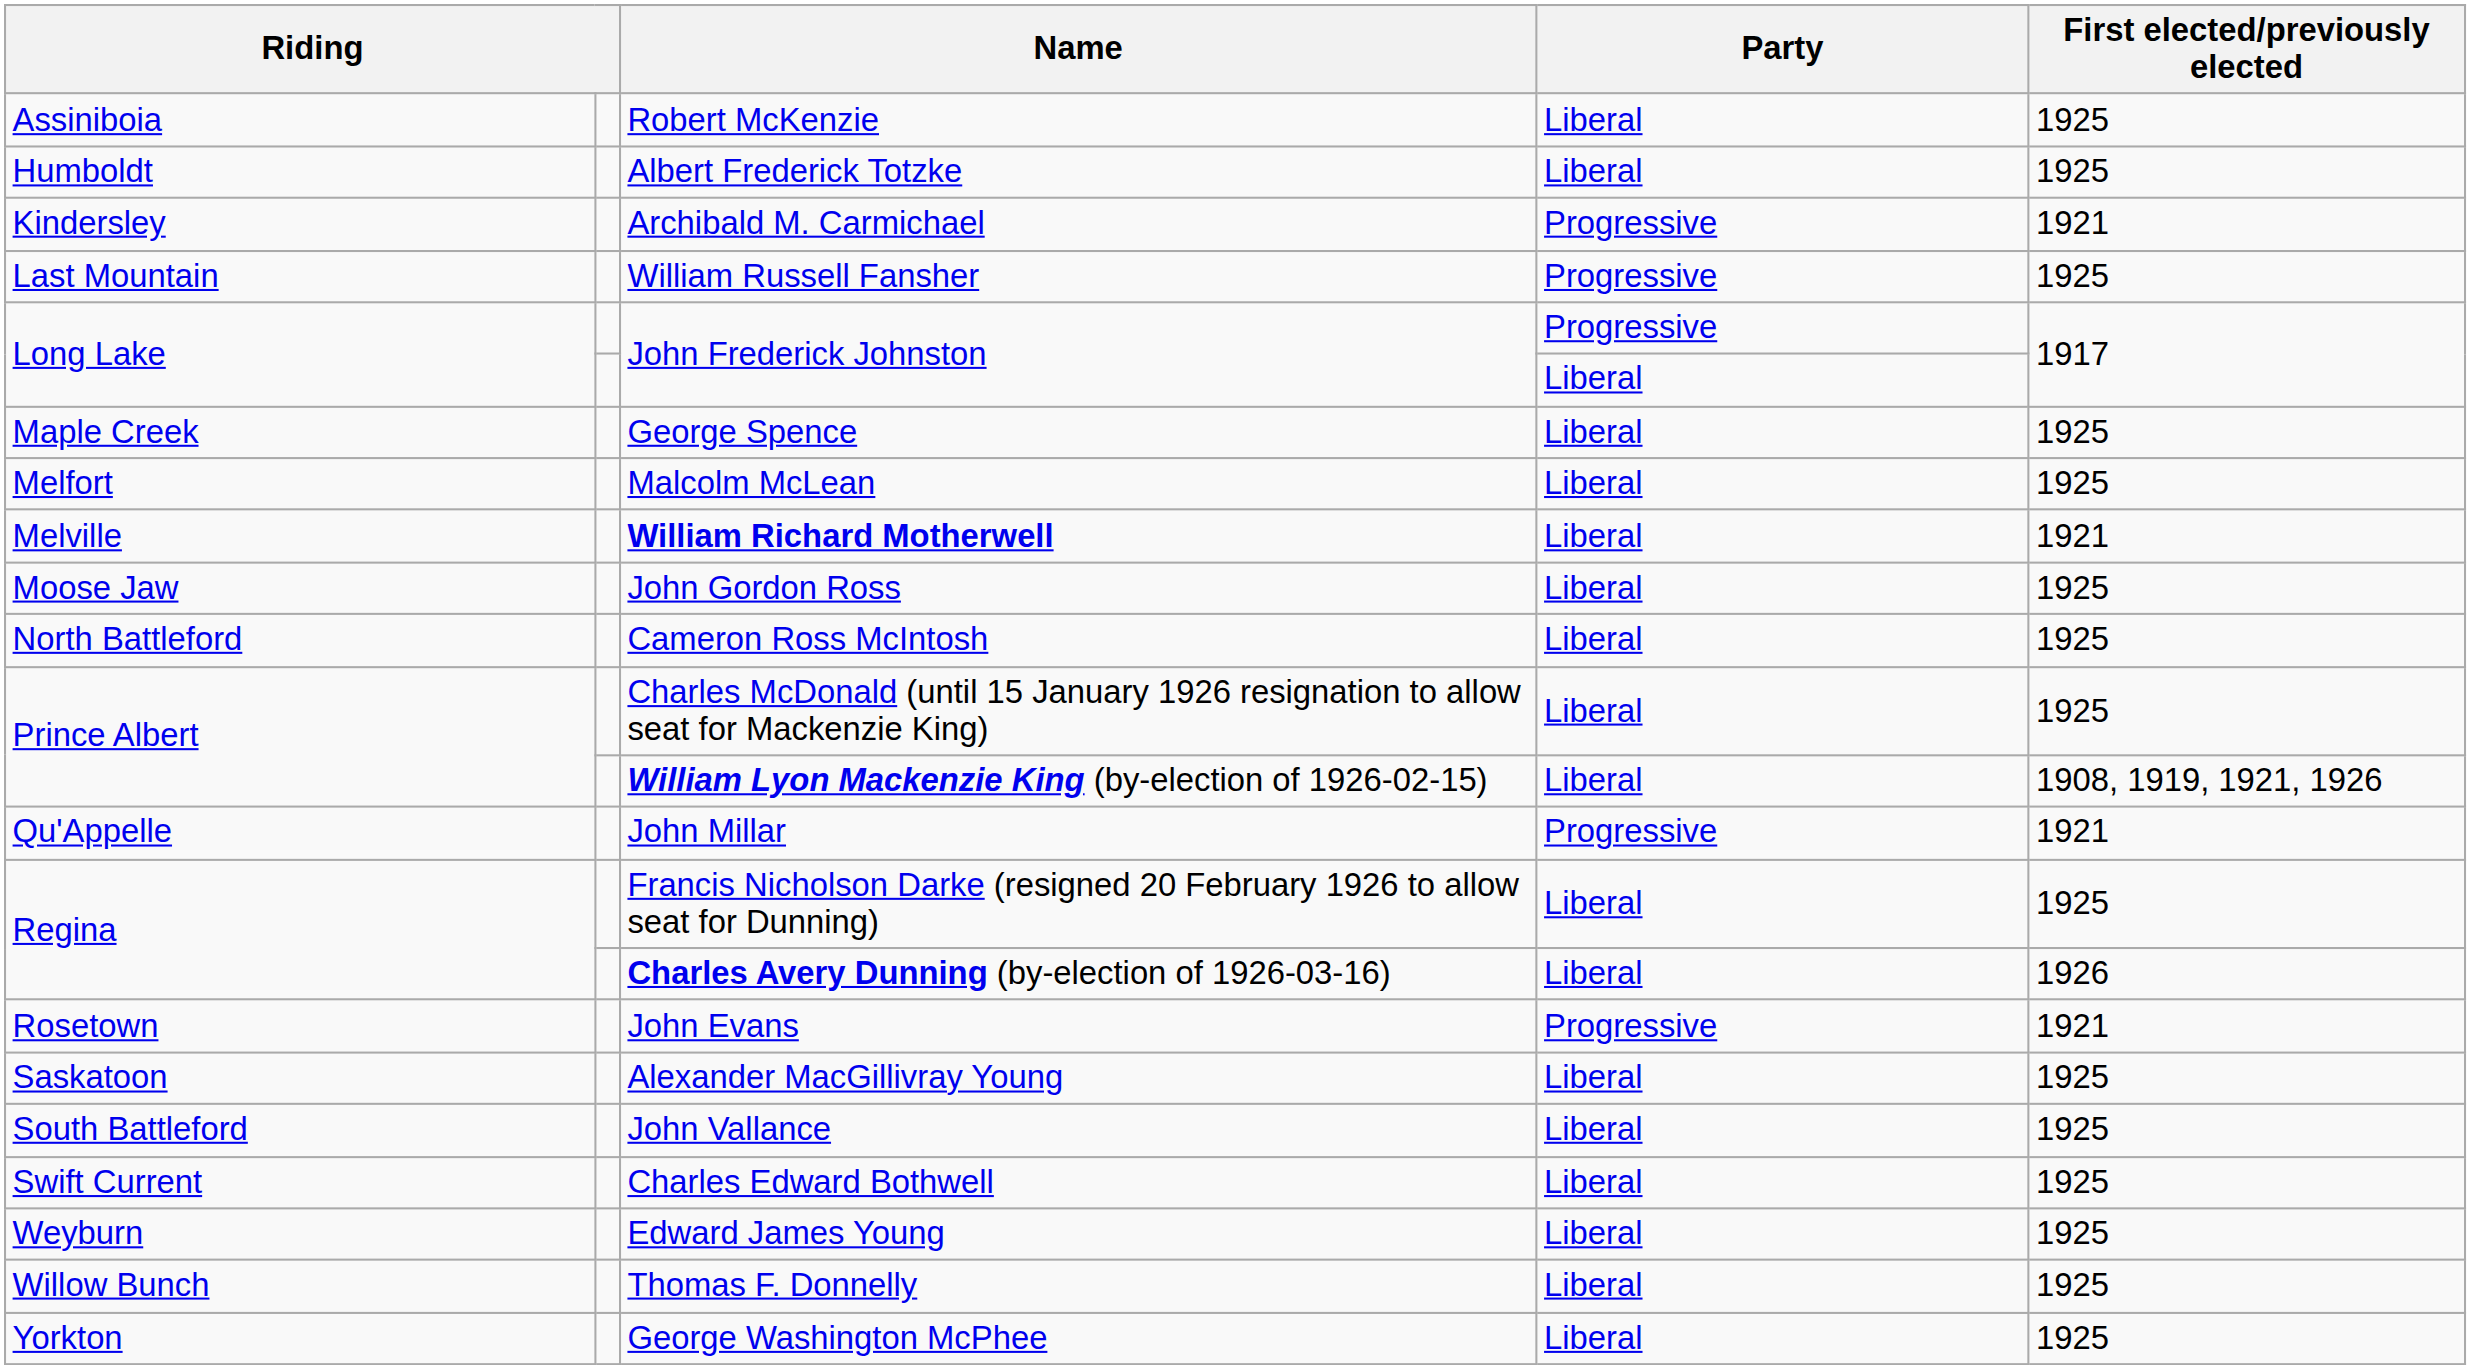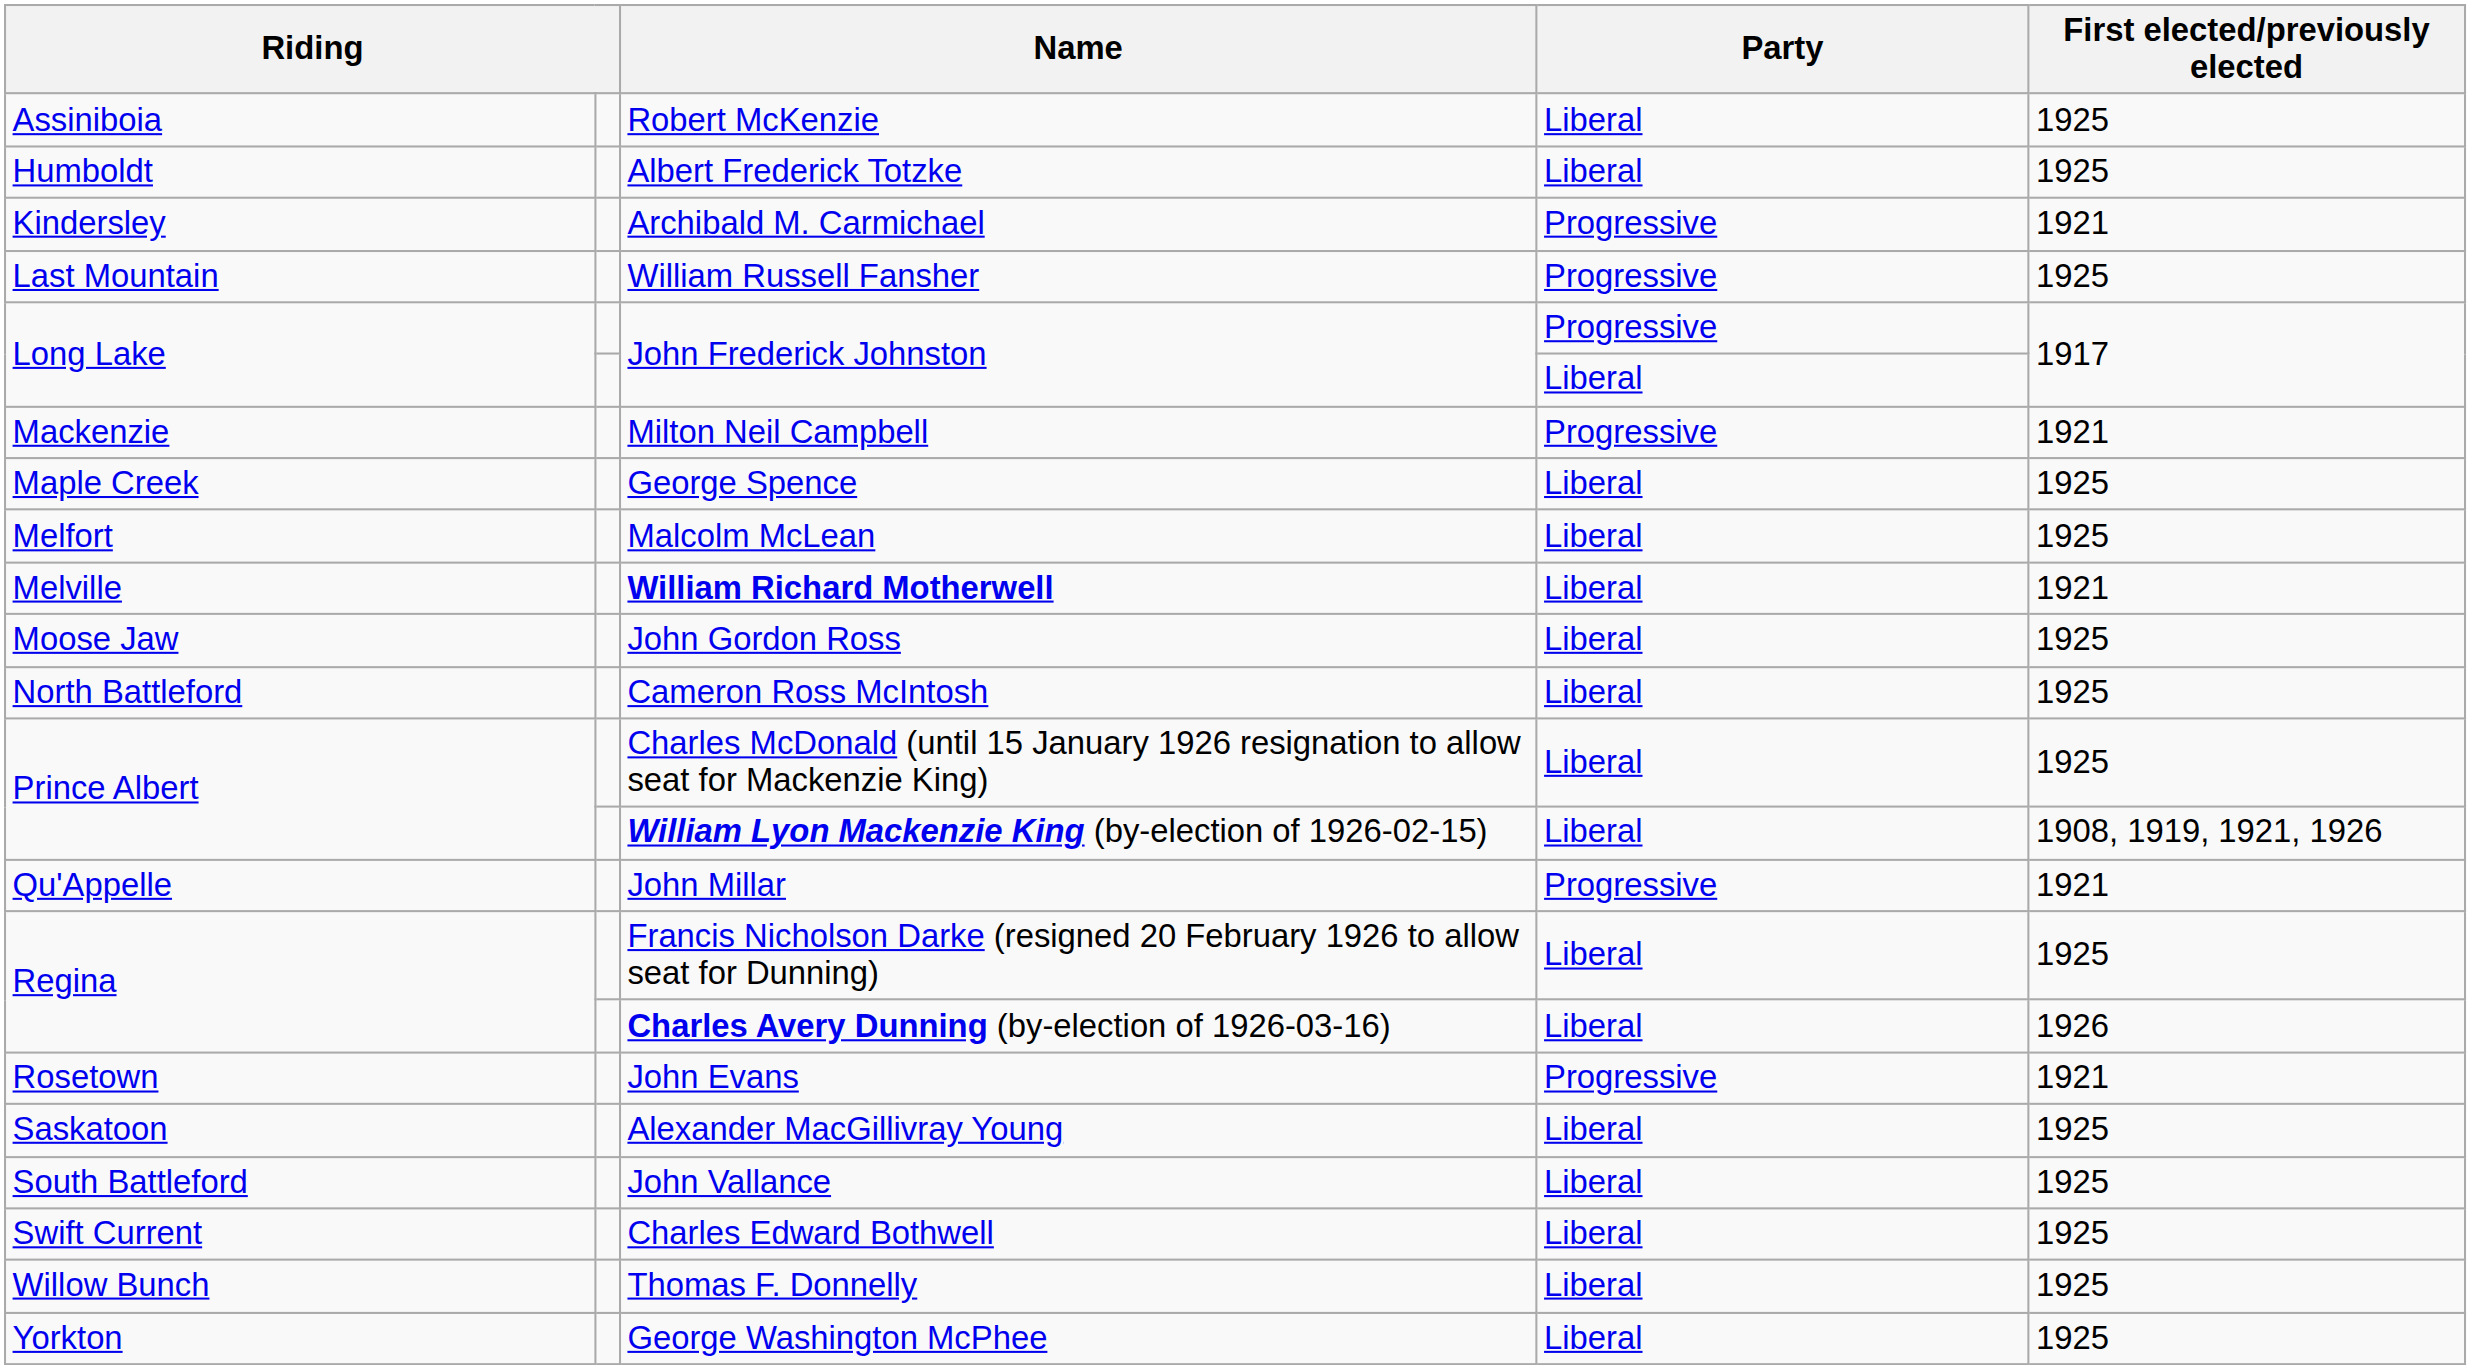+ row: (778, 431)
- row: (786, 1233)
